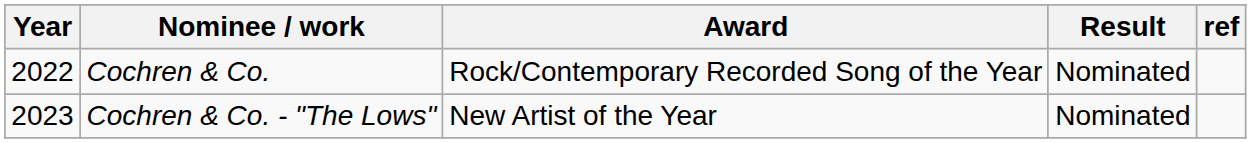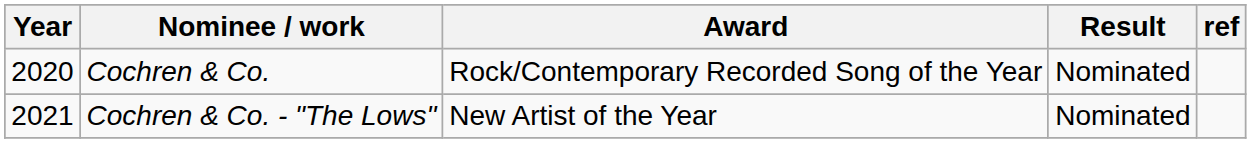(42, 71) 2022 -> (42, 71) 2020
(42, 115) 2023 -> (42, 115) 2021
